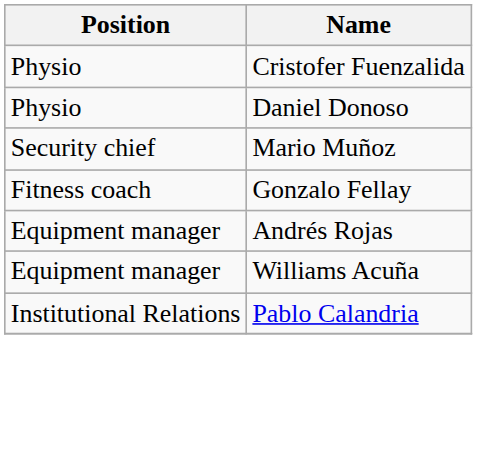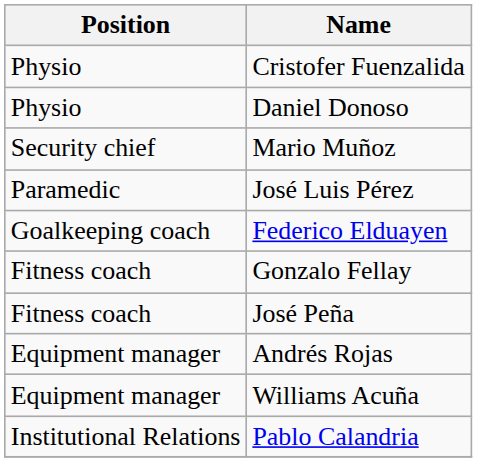+ row: (333, 189)
+ row: (350, 230)
+ row: (303, 312)
